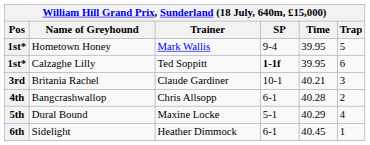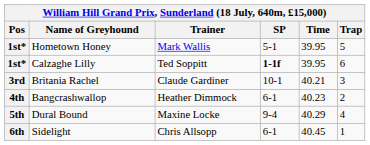(270, 47) 9-4 -> (270, 47) 5-1
(187, 98) Chris Allsopp -> (197, 98) Heather Dimmock
(313, 98) 40.28 -> (313, 98) 40.23
(270, 115) 5-1 -> (270, 115) 9-4
(197, 132) Heather Dimmock -> (187, 132) Chris Allsopp
